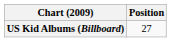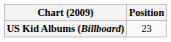(147, 28) 27 -> (147, 28) 23
